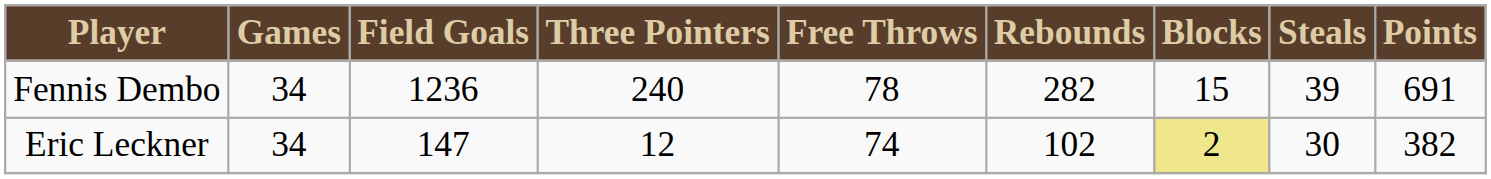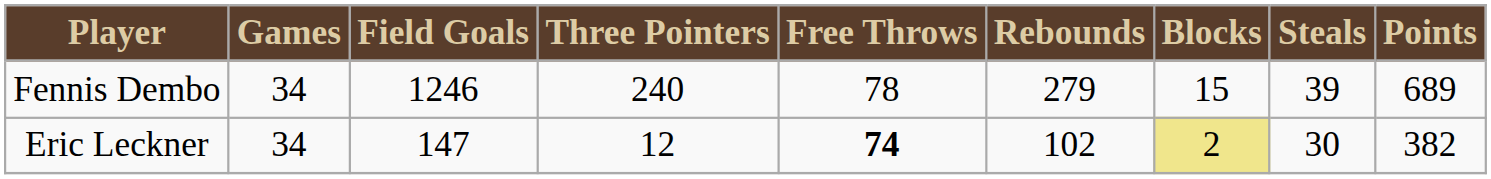(443, 88) 1236 -> (443, 88) 1246
(1069, 88) 282 -> (1069, 88) 279
(1430, 88) 691 -> (1430, 88) 689
(882, 144) normal -> (882, 144) bold
